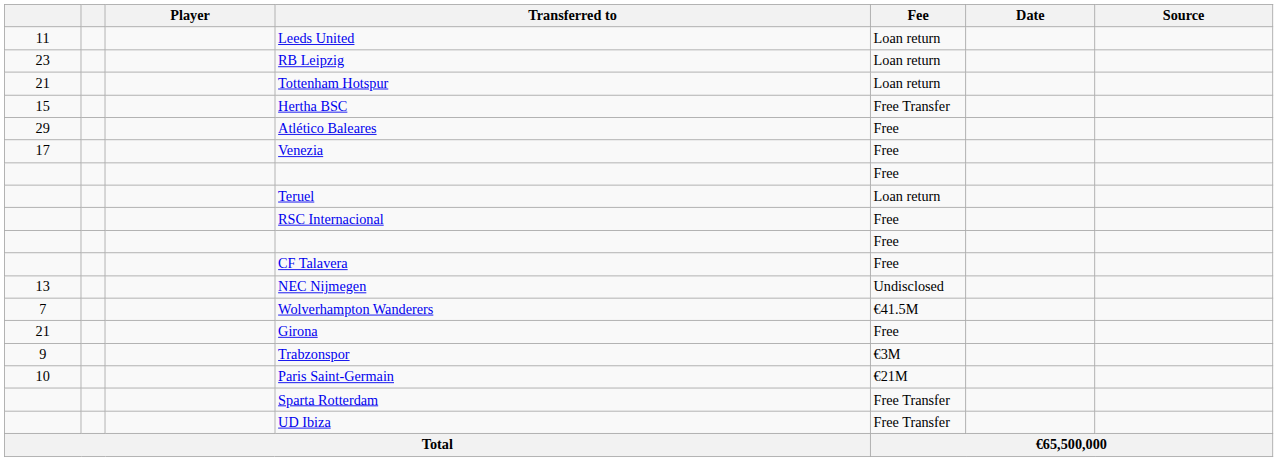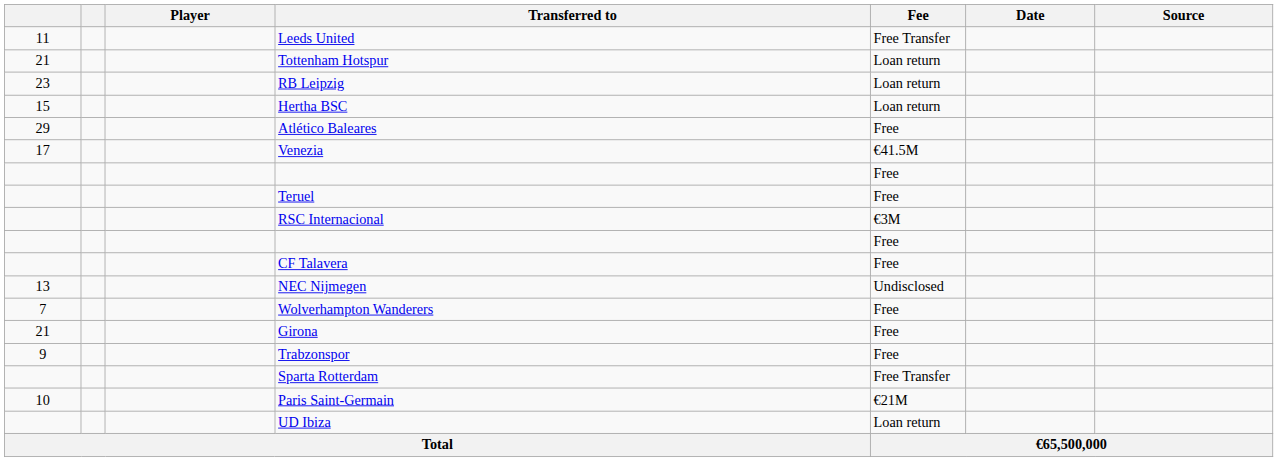(907, 38) Loan return -> (912, 38) Free Transfer
rows swapped: (43, 60) <-> (43, 83)
(912, 106) Free Transfer -> (907, 106) Loan return
(886, 151) Free -> (896, 151) €41.5M
(907, 196) Loan return -> (886, 196) Free
(886, 219) Free -> (887, 219) €3M
(896, 309) €41.5M -> (886, 309) Free
(887, 354) €3M -> (886, 354) Free
rows swapped: (43, 377) <-> (43, 400)
(912, 422) Free Transfer -> (907, 422) Loan return
